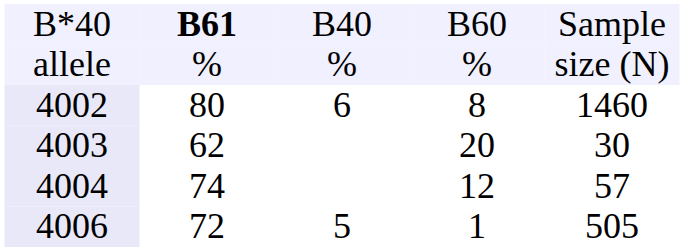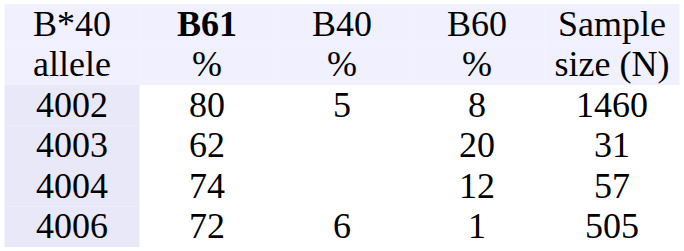(342, 104) 6 -> (342, 104) 5
(612, 145) 30 -> (612, 145) 31
(342, 226) 5 -> (342, 226) 6
